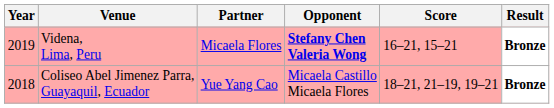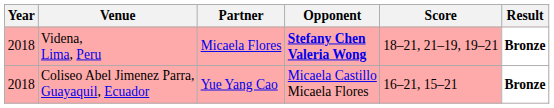(21, 46) 2019 -> (21, 46) 2018
(420, 46) 16–21, 15–21 -> (441, 46) 18–21, 21–19, 19–21
(441, 84) 18–21, 21–19, 19–21 -> (420, 84) 16–21, 15–21
